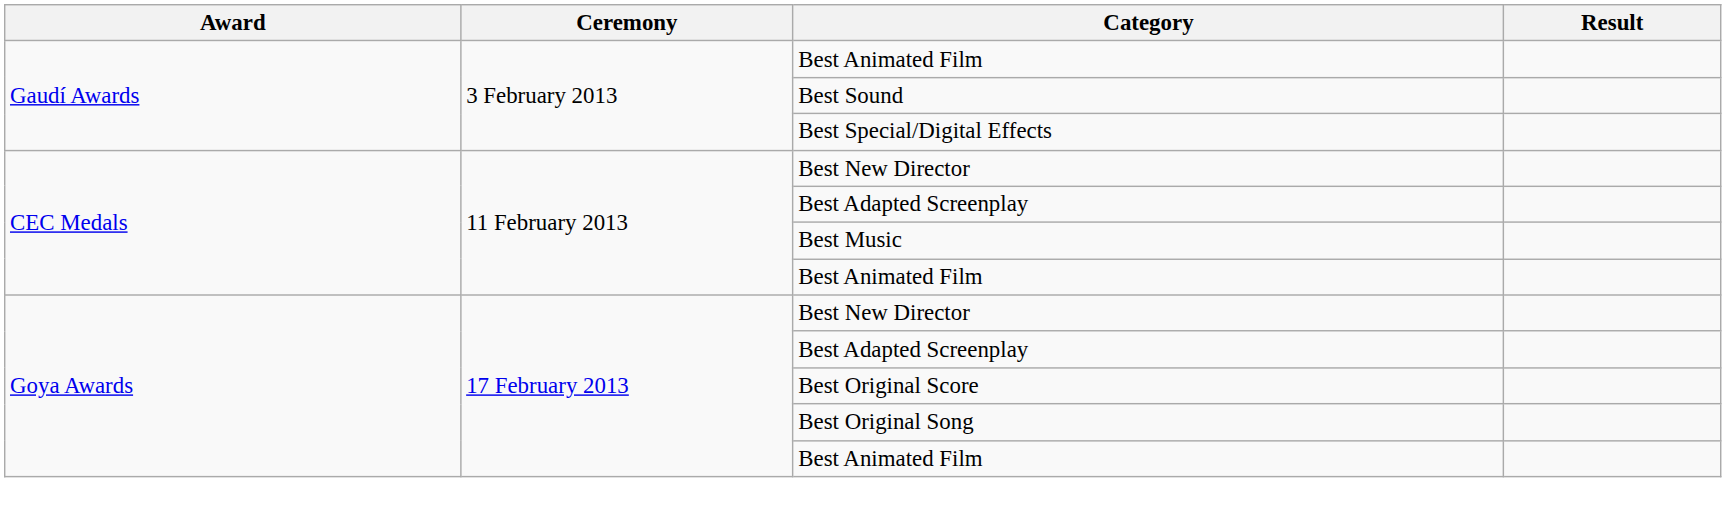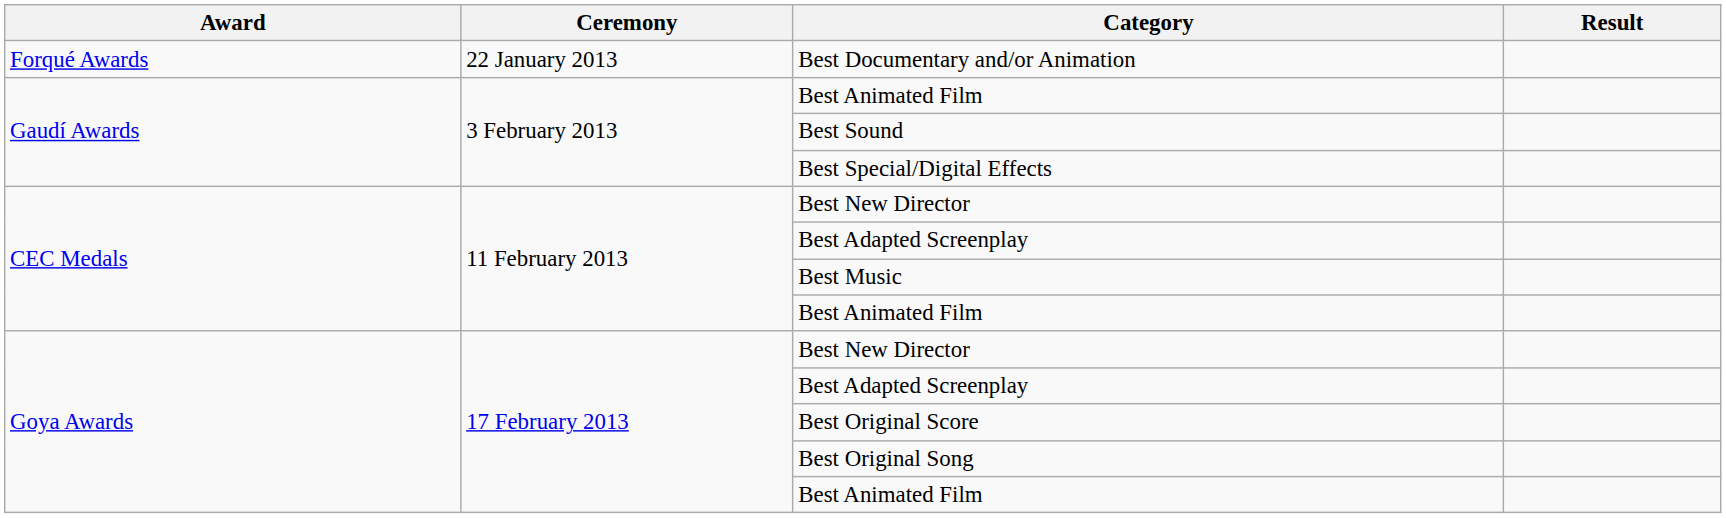+ row: (79, 58)
